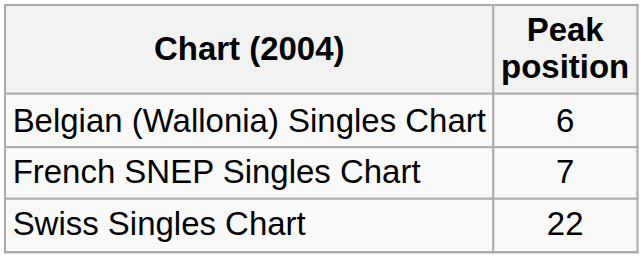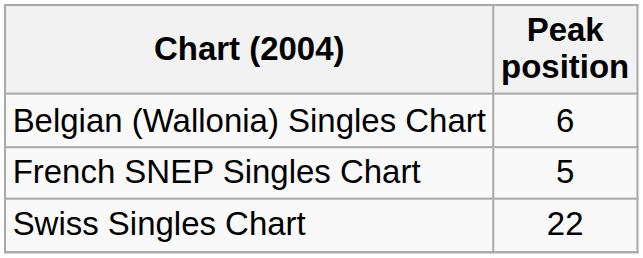(565, 172) 7 -> (565, 172) 5
